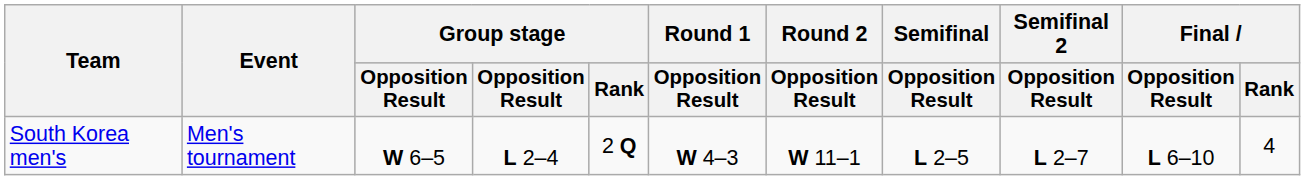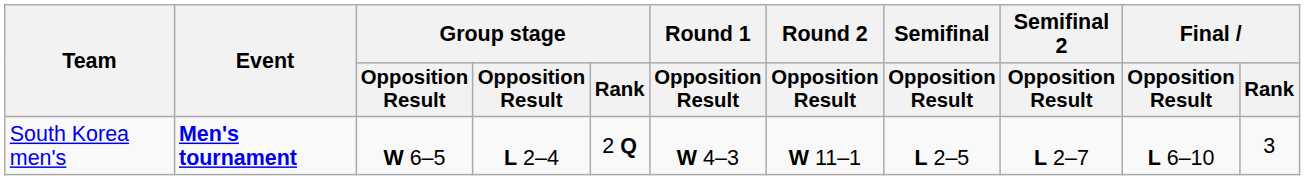(241, 146) normal -> (238, 146) bold
(1269, 146) 4 -> (1269, 146) 3
